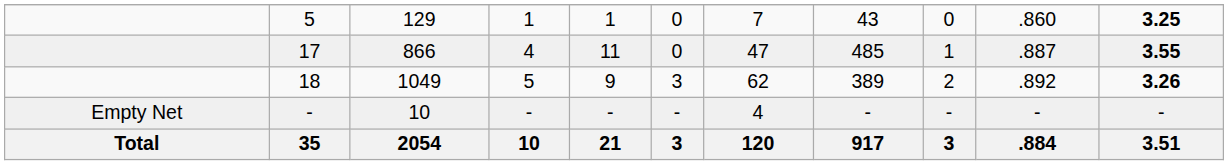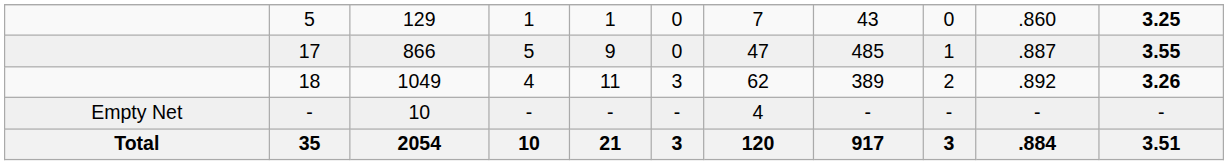(529, 50) 4 -> (529, 50) 5
(610, 50) 11 -> (610, 50) 9
(529, 81) 5 -> (529, 81) 4
(610, 81) 9 -> (610, 81) 11
